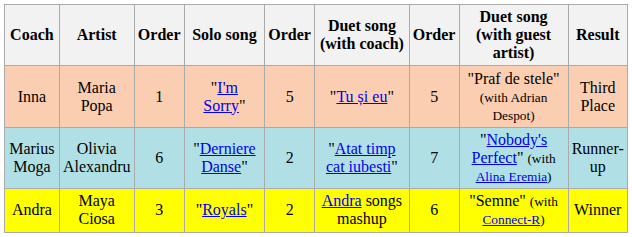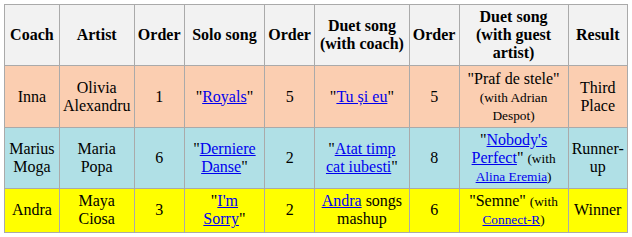(97, 96) Maria Popa -> (97, 96) Olivia Alexandru
(224, 96) "I'm Sorry" -> (224, 96) "Royals"
(97, 157) Olivia Alexandru -> (97, 157) Maria Popa
(434, 157) 7 -> (434, 157) 8
(224, 210) "Royals" -> (224, 210) "I'm Sorry"
